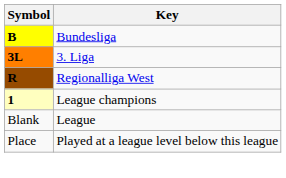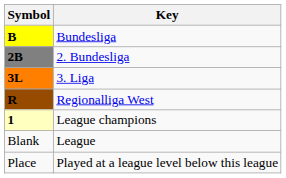+ row: (93, 57)
